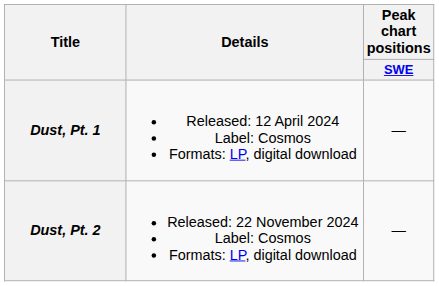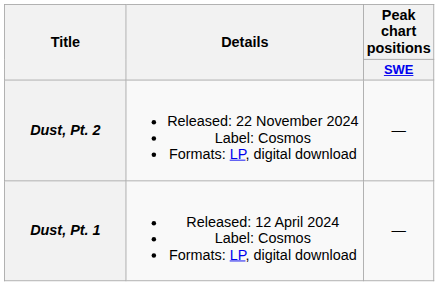rows swapped: (65, 130) <-> (65, 230)
